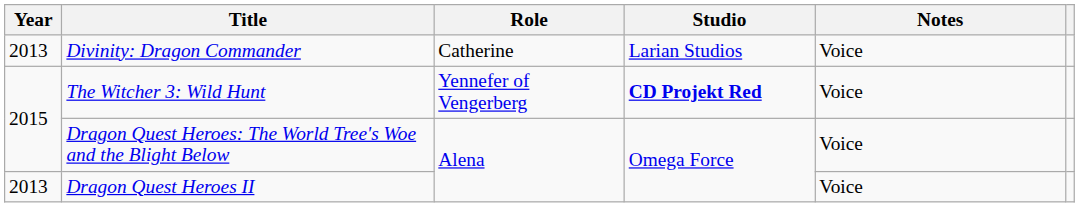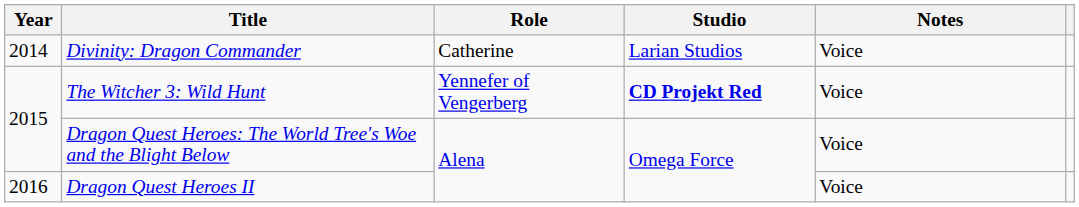(28, 50) 2013 -> (28, 50) 2014
(28, 186) 2013 -> (28, 186) 2016
